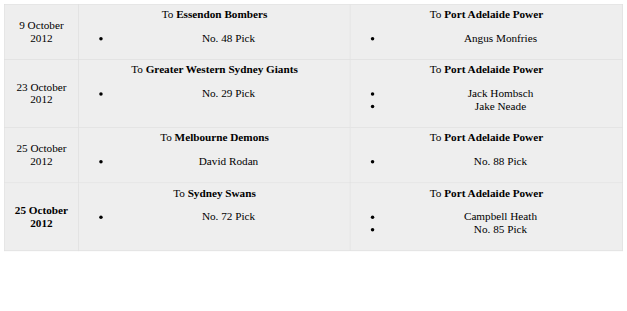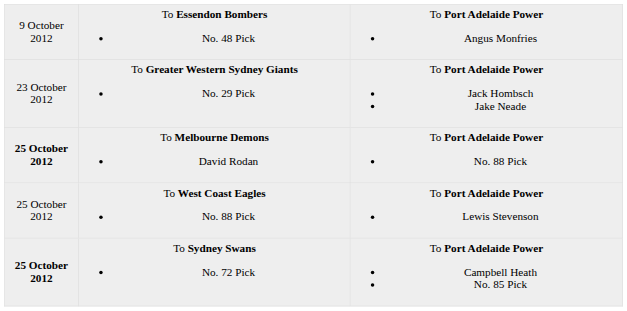(41, 155) normal -> (41, 155) bold
+ row: (214, 205)
